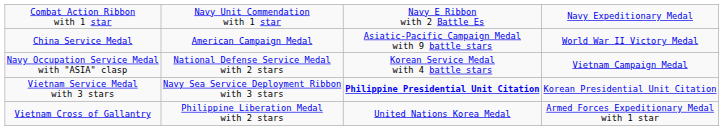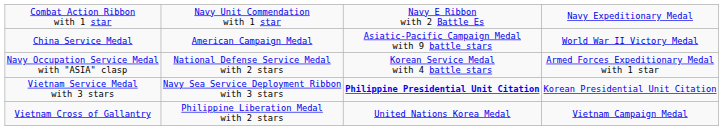(630, 65) Vietnam Campaign Medal -> (630, 65) Armed Forces Expeditionary Medal with 1 star
(630, 113) Armed Forces Expeditionary Medal with 1 star -> (630, 113) Vietnam Campaign Medal
